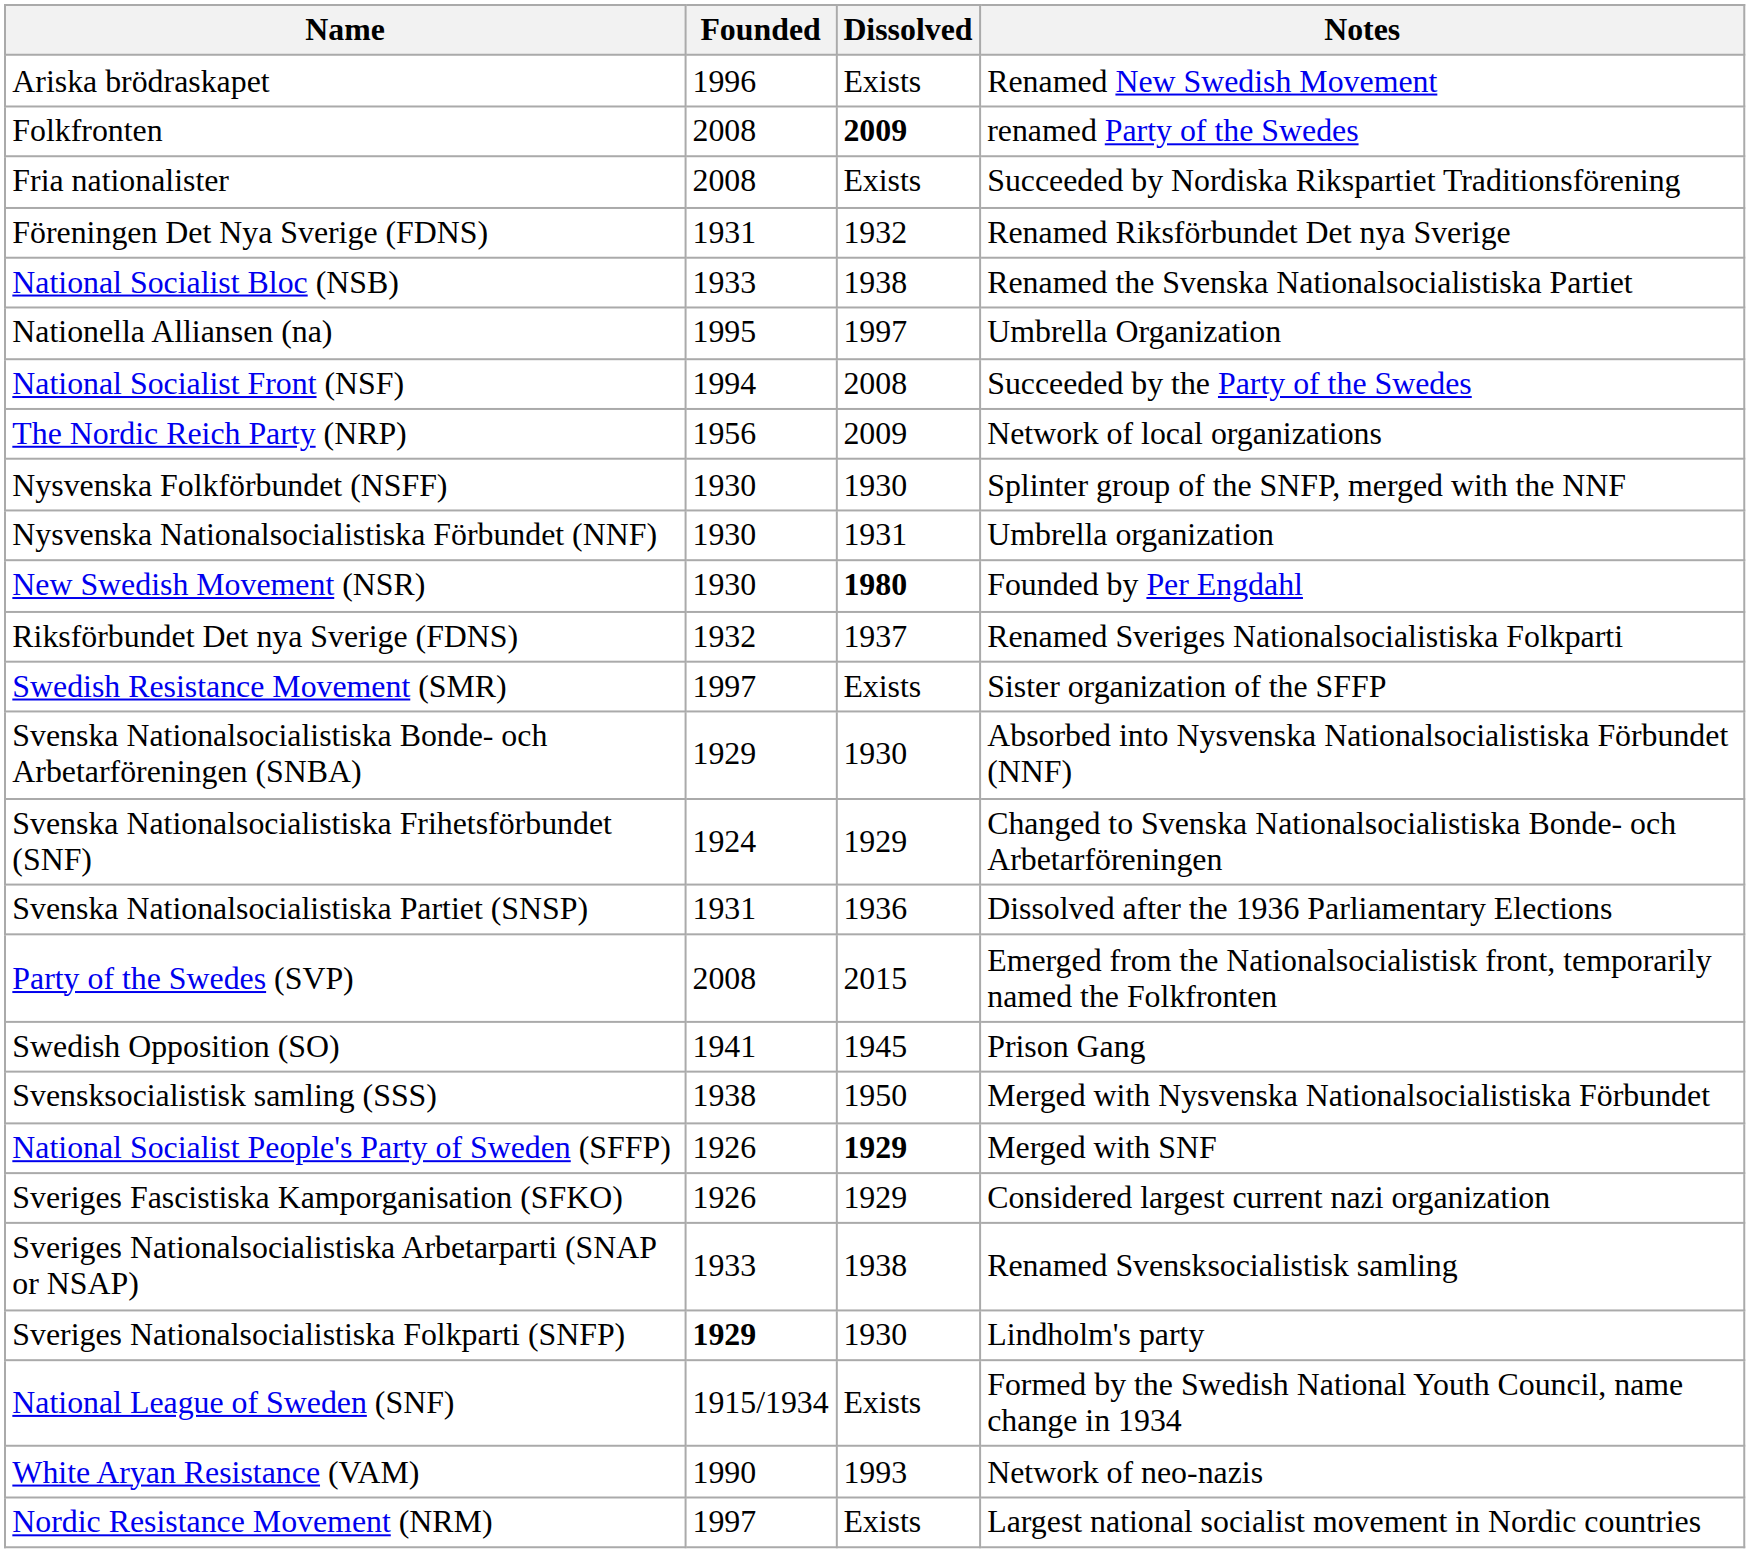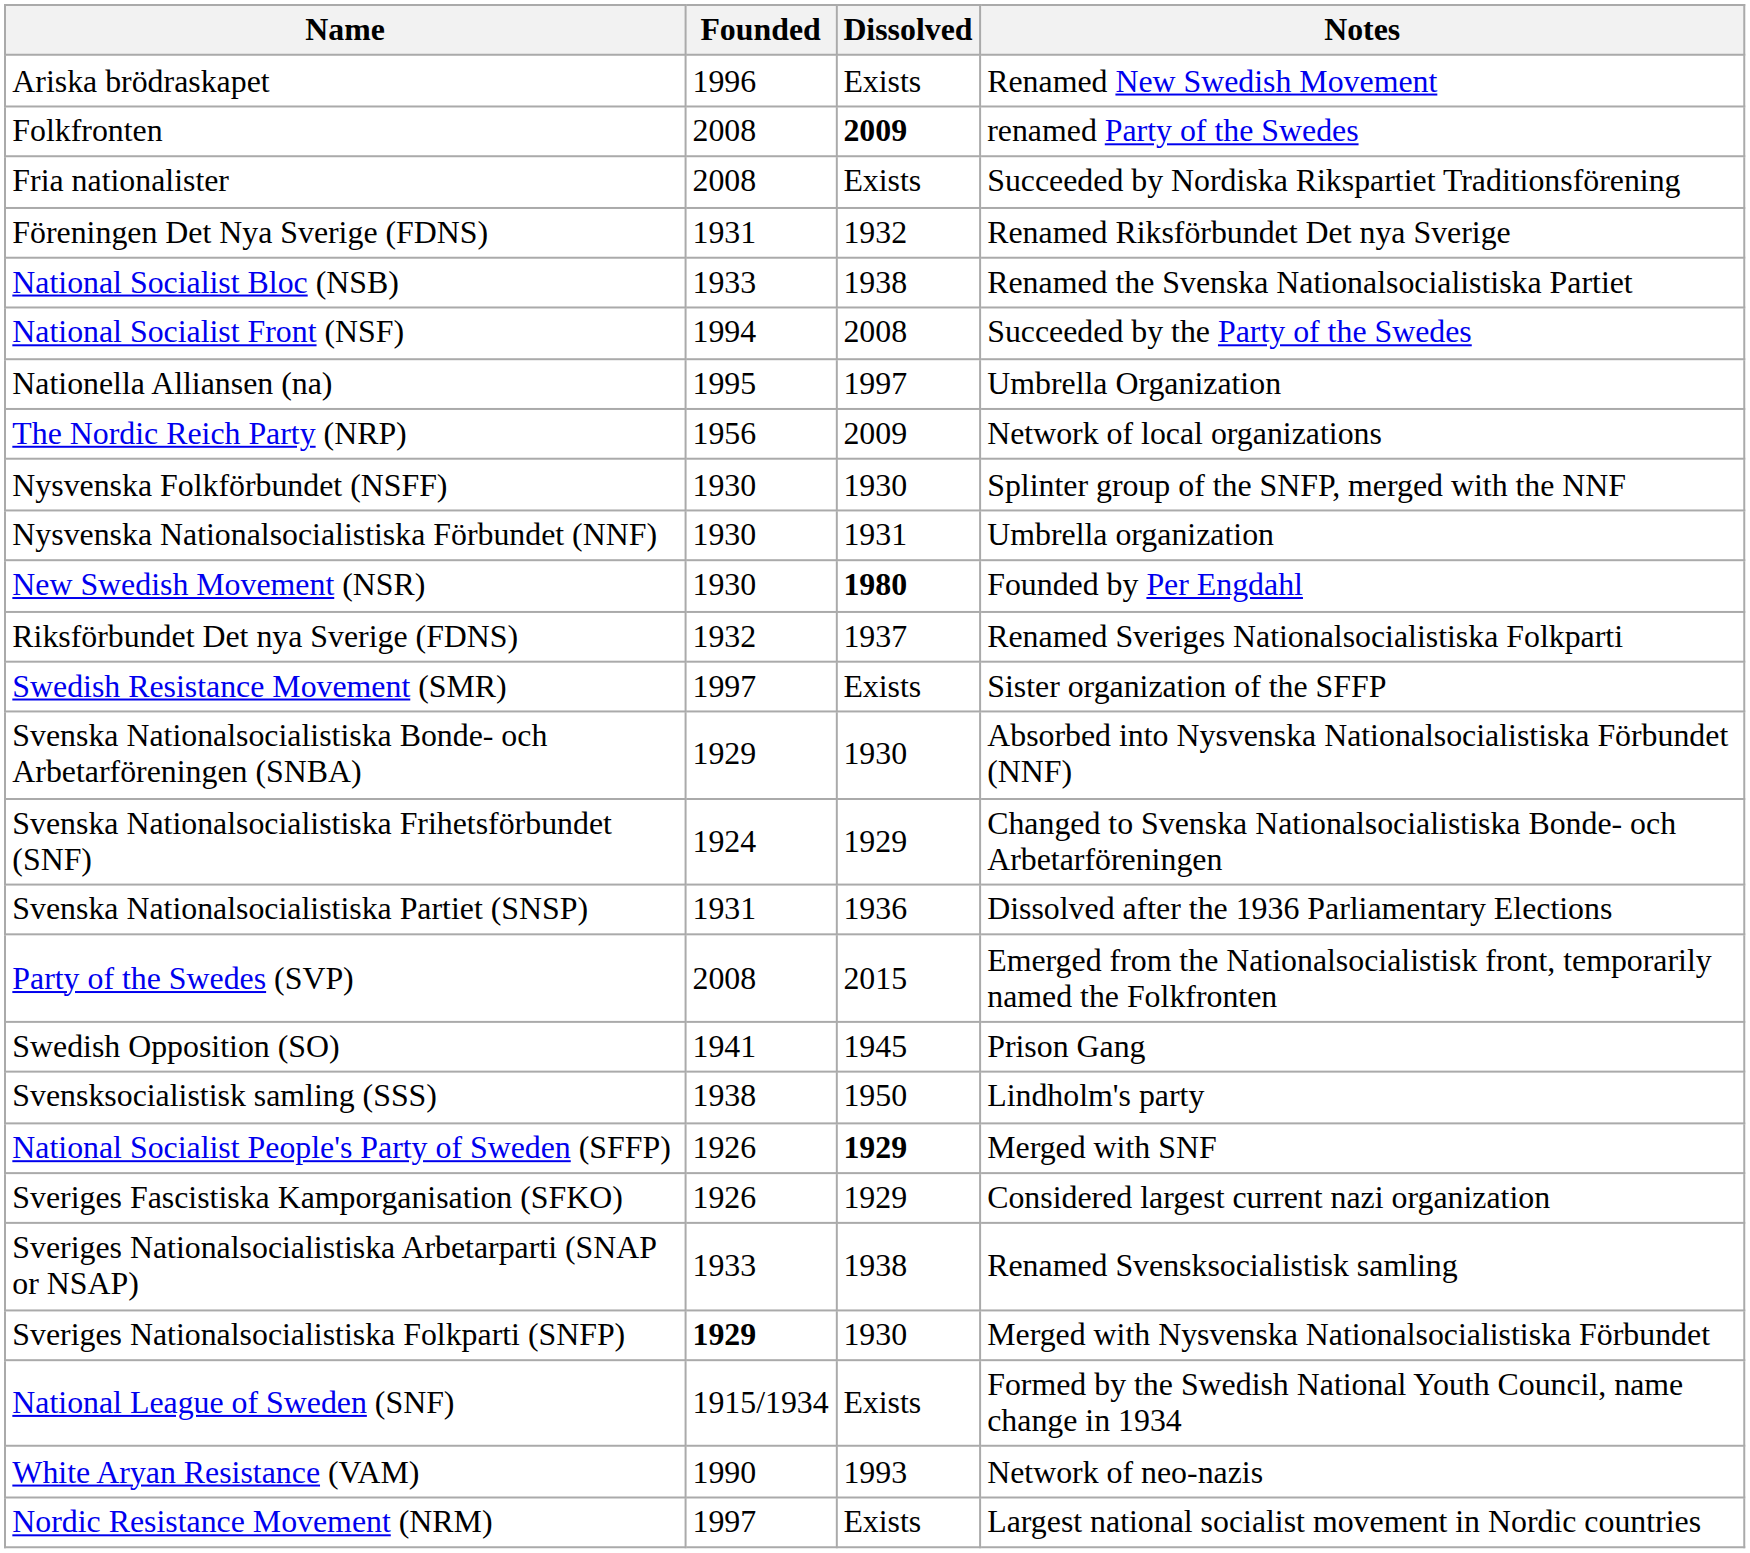rows swapped: (208, 383) <-> (172, 332)
(1349, 1096) Merged with Nysvenska Nationalsocialistiska Förbundet -> (1096, 1096) Lindholm's party
(1096, 1334) Lindholm's party -> (1349, 1334) Merged with Nysvenska Nationalsocialistiska Förbundet
